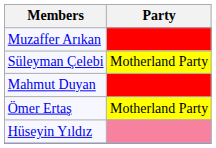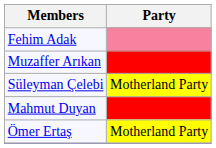+ row: (42, 39)
- row: (50, 131)
